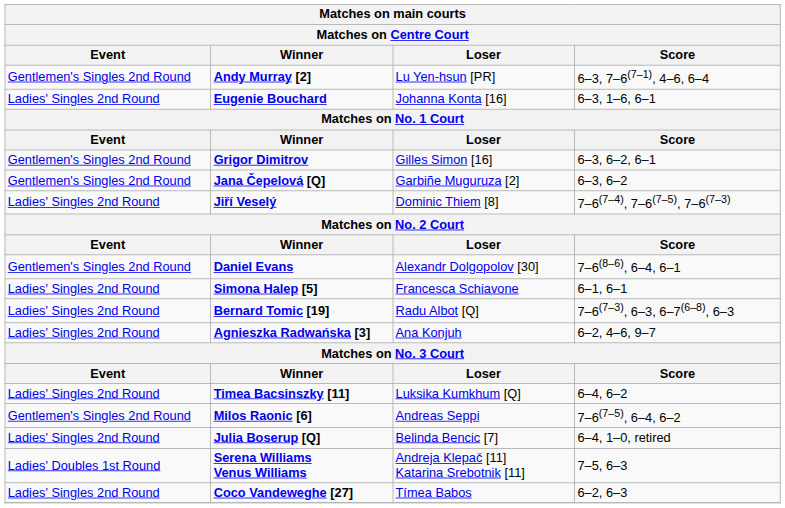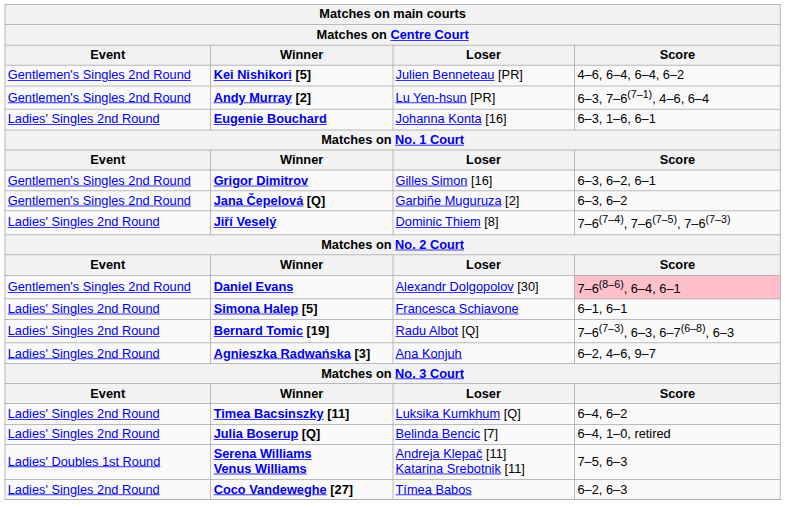+ row: (262, 75)
(629, 266) no background -> (629, 287) pink background
- row: (263, 415)
